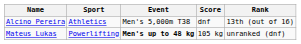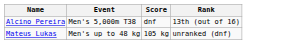- column: (94, 10)
(158, 33) bold -> (104, 33) normal
